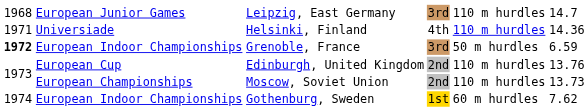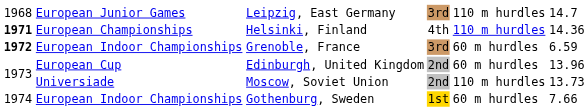(18, 30) normal -> (18, 30) bold
(75, 30) Universiade -> (114, 30) European Championships
(496, 47) 50 m hurdles -> (496, 47) 60 m hurdles
(499, 64) 110 m hurdles -> (496, 64) 60 m hurdles
(567, 64) 13.76 -> (567, 64) 13.96
(114, 82) European Championships -> (75, 82) Universiade
(563, 99) 7.62 -> (563, 99) 7.66
